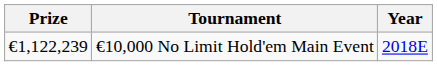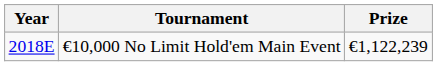columns swapped: (405, 18) <-> (48, 18)
